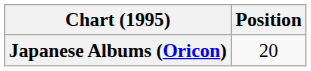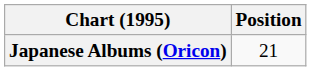(269, 50) 20 -> (269, 50) 21
